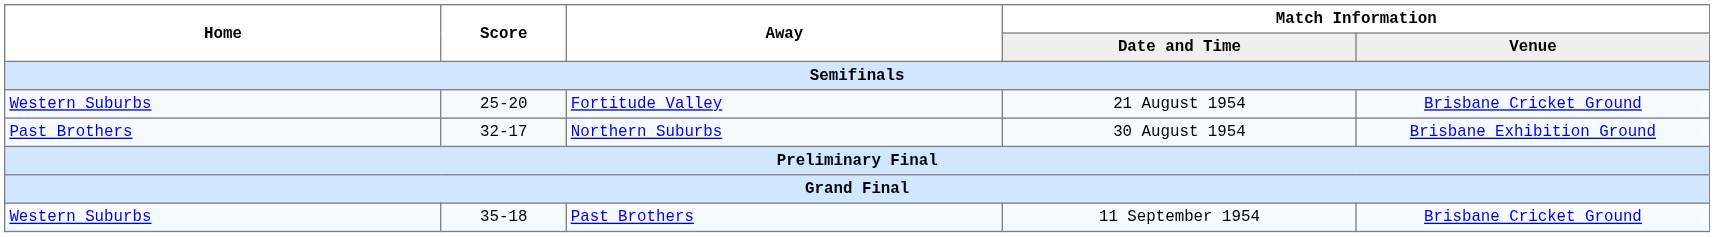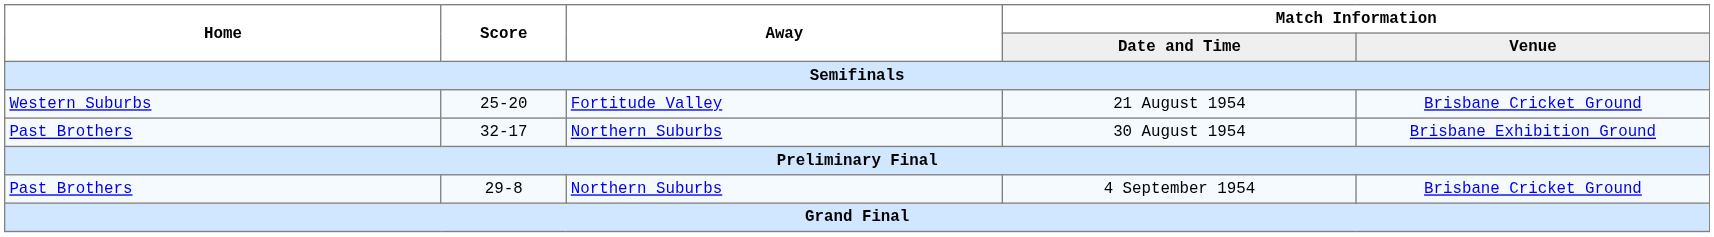+ row: (1179, 189)
- row: (1179, 217)
